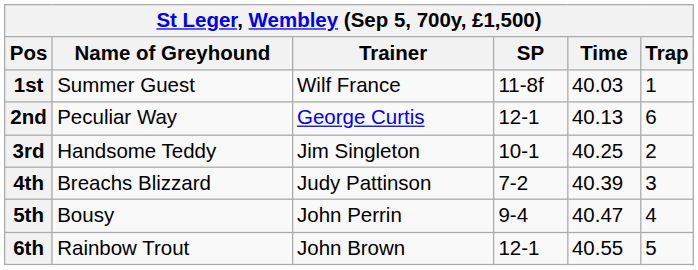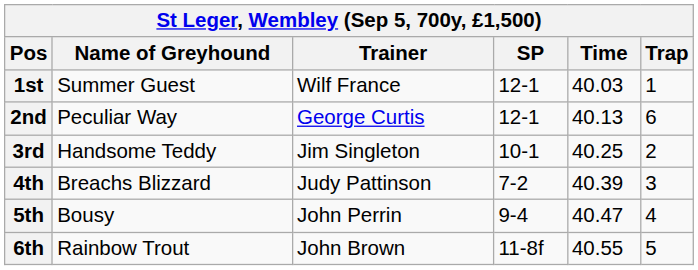(521, 85) 11-8f -> (519, 85) 12-1
(519, 248) 12-1 -> (521, 248) 11-8f
